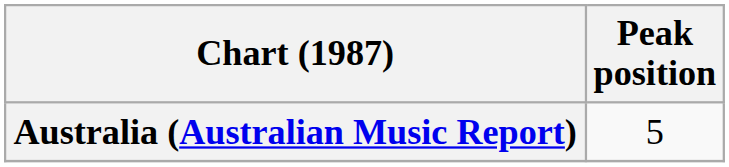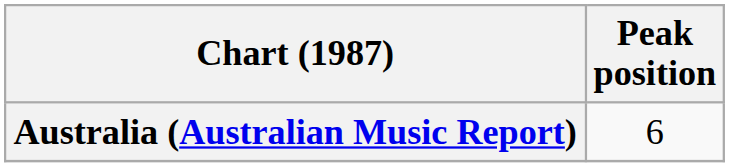(655, 131) 5 -> (655, 131) 6
